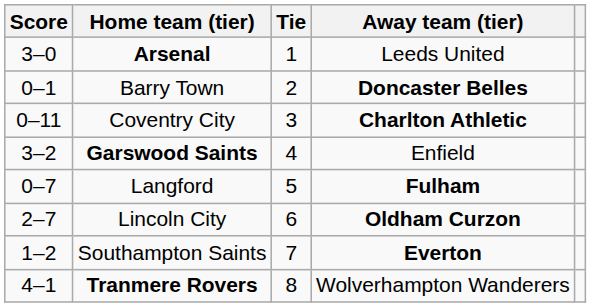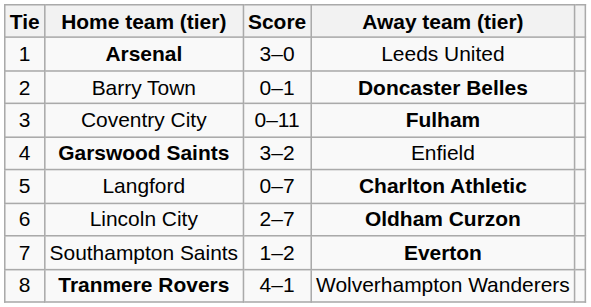columns swapped: (291, 21) <-> (39, 21)
(443, 120) Charlton Athletic -> (443, 120) Fulham
(443, 186) Fulham -> (443, 186) Charlton Athletic
